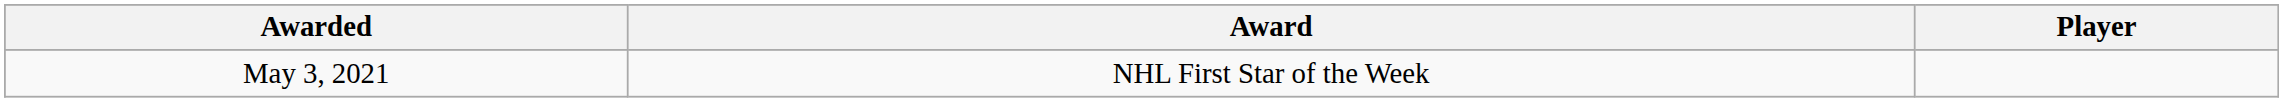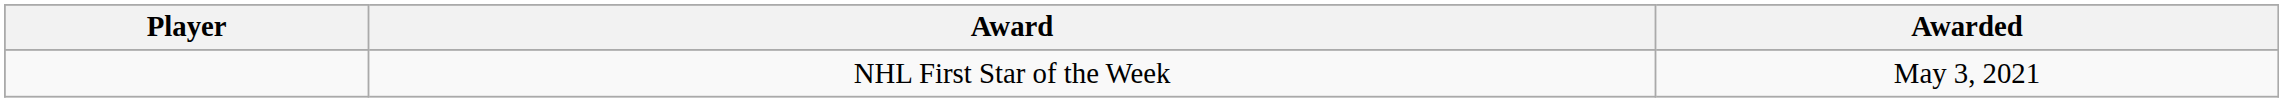columns swapped: (2097, 27) <-> (316, 27)
